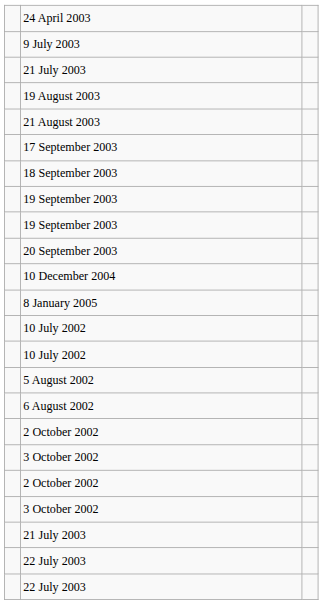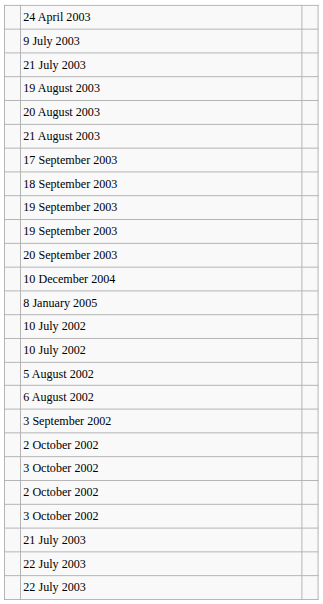+ row: (12, 112)
+ row: (12, 421)
